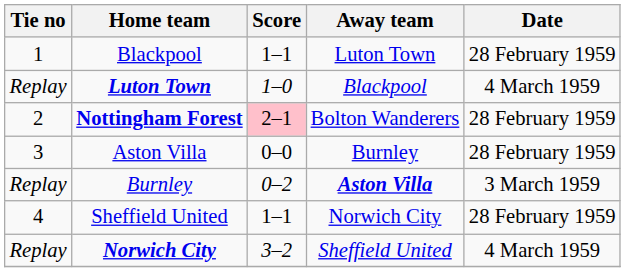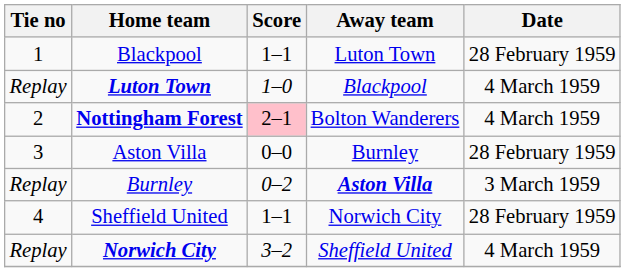(542, 119) 28 February 1959 -> (542, 119) 4 March 1959
